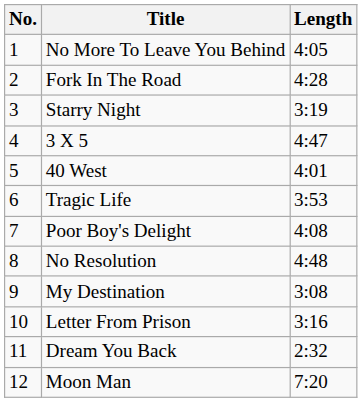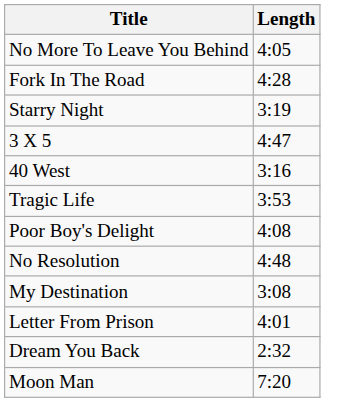- column: (23, 19)
(311, 170) 4:01 -> (274, 170) 3:16
(311, 321) 3:16 -> (274, 321) 4:01
